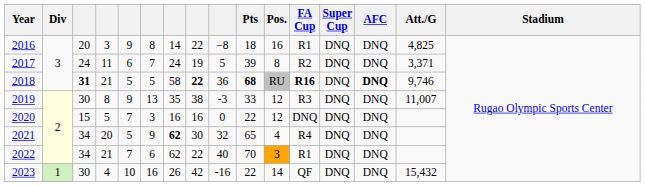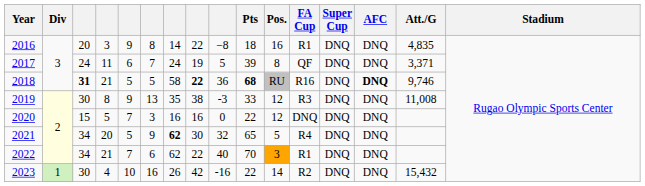(421, 44) 4,825 -> (421, 44) 4,835
(305, 63) R2 -> (305, 63) QF
(305, 81) bold -> (305, 81) normal
(421, 99) 11,007 -> (421, 99) 11,008
(277, 136) 4 -> (277, 136) 5
(305, 172) QF -> (305, 172) R2
